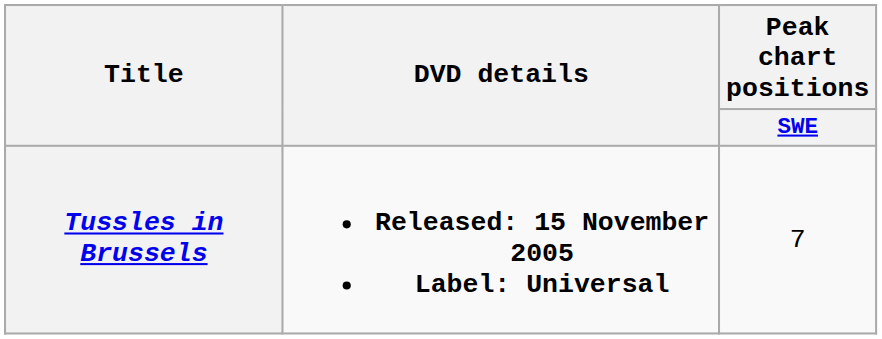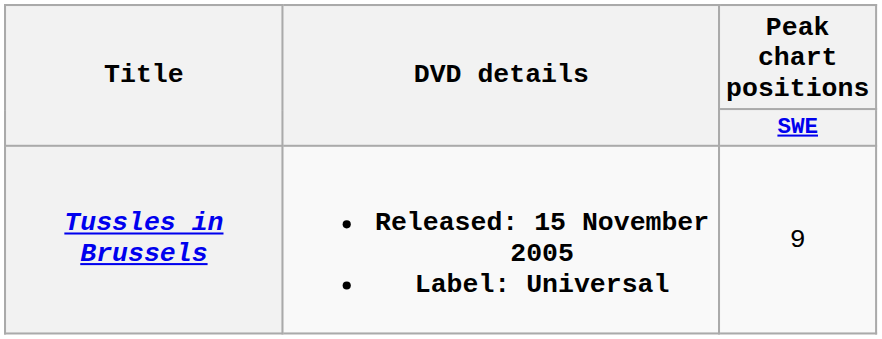(798, 239) 7 -> (798, 239) 9
